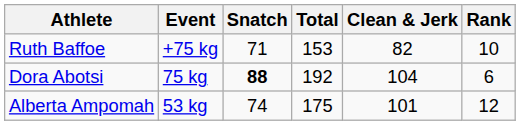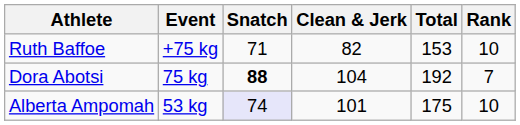columns swapped: (402, 19) <-> (317, 19)
(489, 77) 6 -> (489, 77) 7
(257, 106) no background -> (257, 106) lavender background
(489, 106) 12 -> (489, 106) 10
